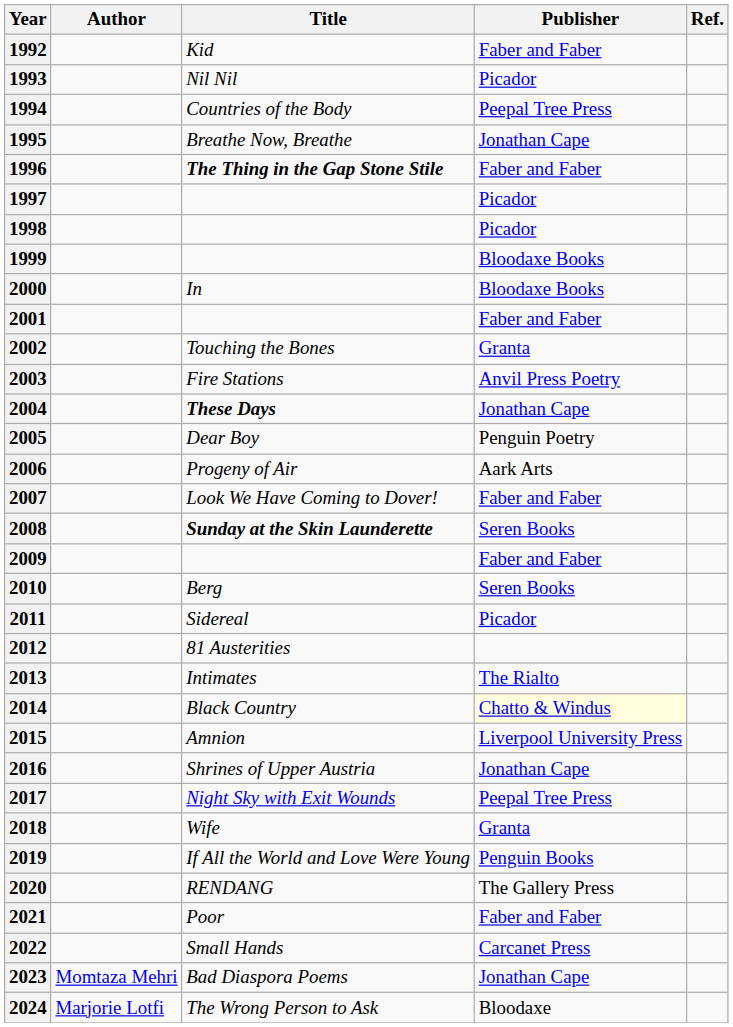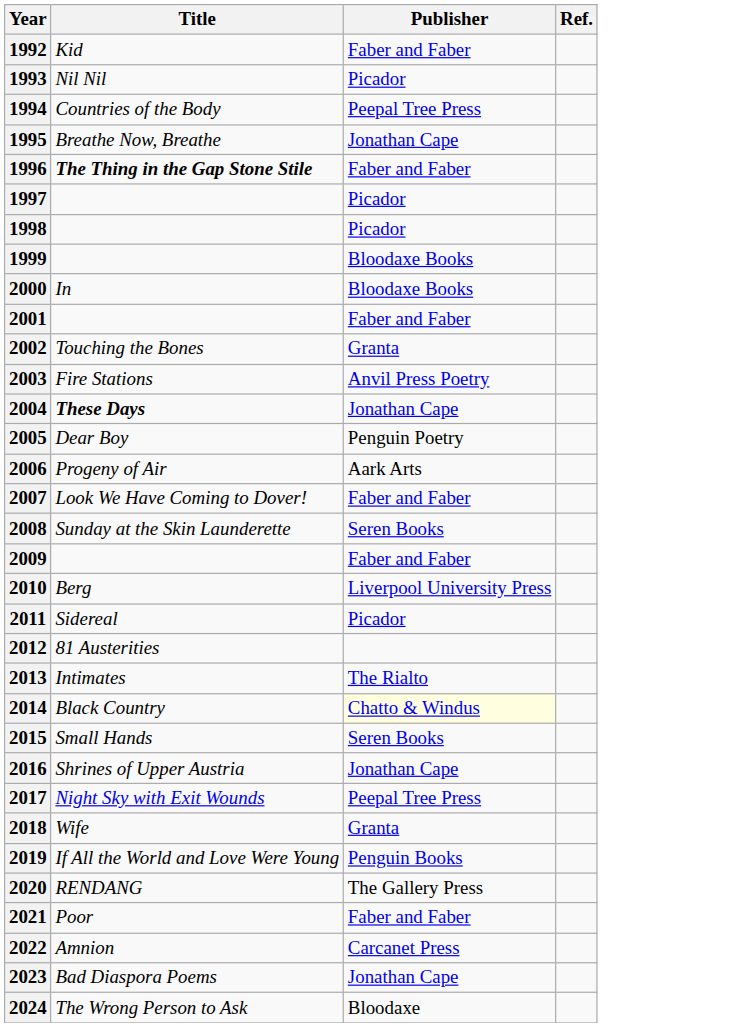- column: (116, 19)
(310, 528) bold -> (173, 528) normal
(527, 588) Seren Books -> (450, 588) Liverpool University Press
(216, 738) Amnion -> (104, 738) Small Hands
(580, 738) Liverpool University Press -> (396, 738) Seren Books
(235, 947) Small Hands -> (85, 947) Amnion
